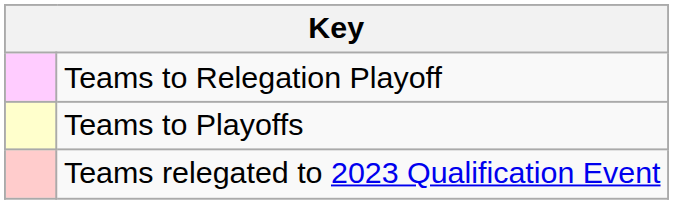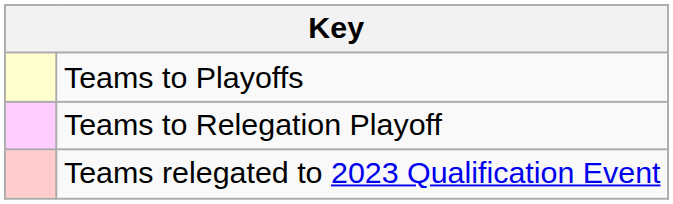rows swapped: (184, 125) <-> (253, 76)
